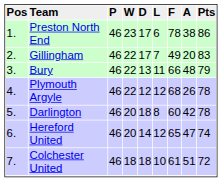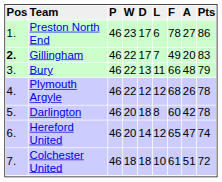(189, 33) 38 -> (189, 33) 27
(11, 55) normal -> (11, 55) bold
